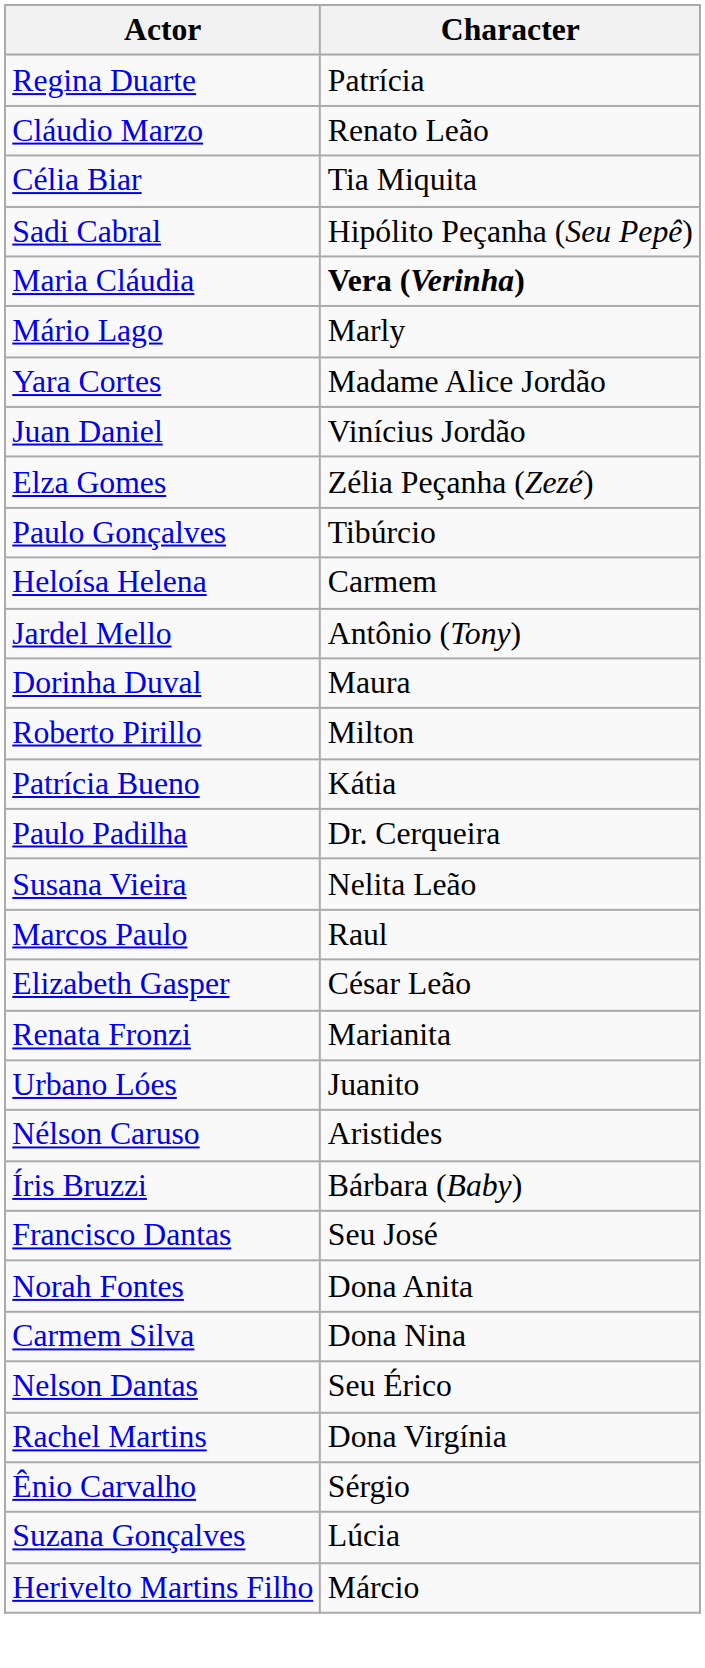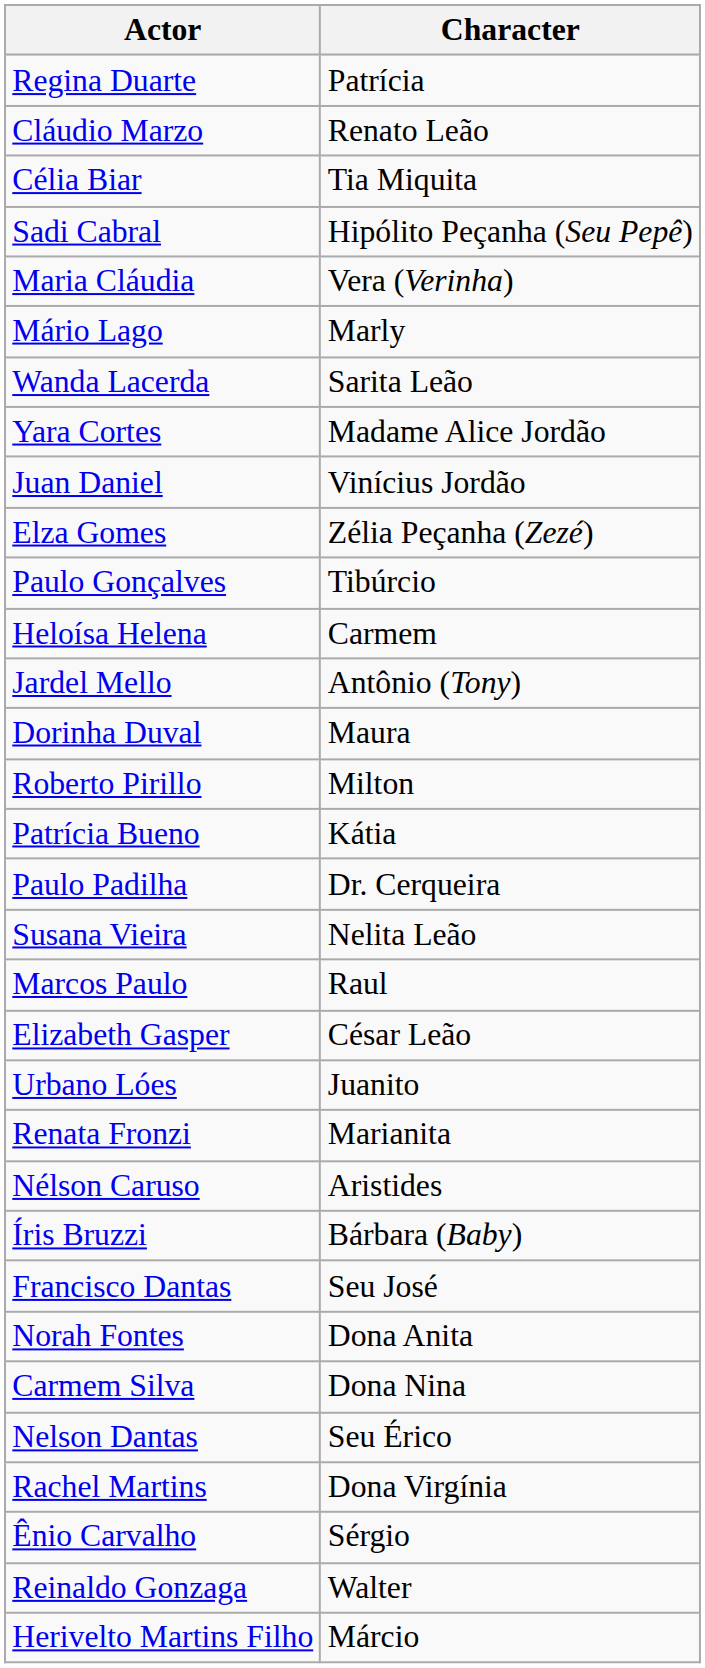(426, 280) bold -> (421, 280) normal
+ row: (111, 381)
rows swapped: (95, 1084) <-> (102, 1034)
+ row: (130, 1587)
- row: (129, 1536)
